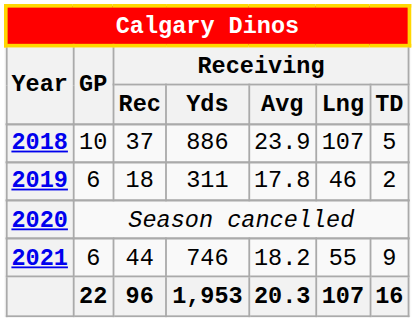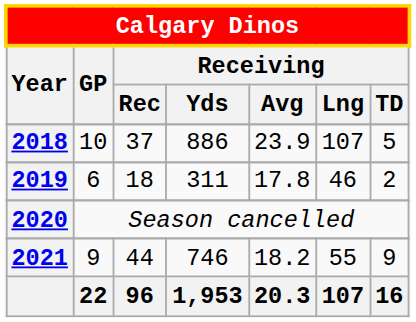(93, 258) 6 -> (93, 258) 9
